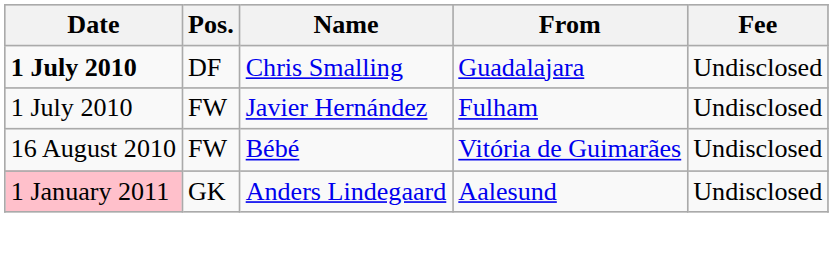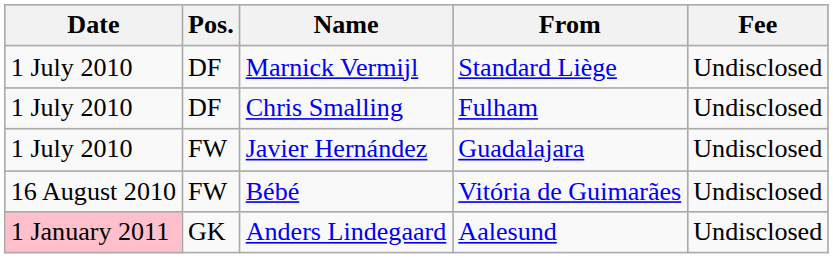+ row: (332, 66)
(74, 66) bold -> (72, 107) normal
(521, 66) Guadalajara -> (498, 107) Fulham
(498, 107) Fulham -> (521, 149) Guadalajara
